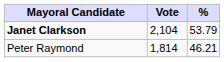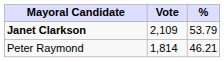(164, 30) 2,104 -> (164, 30) 2,109
